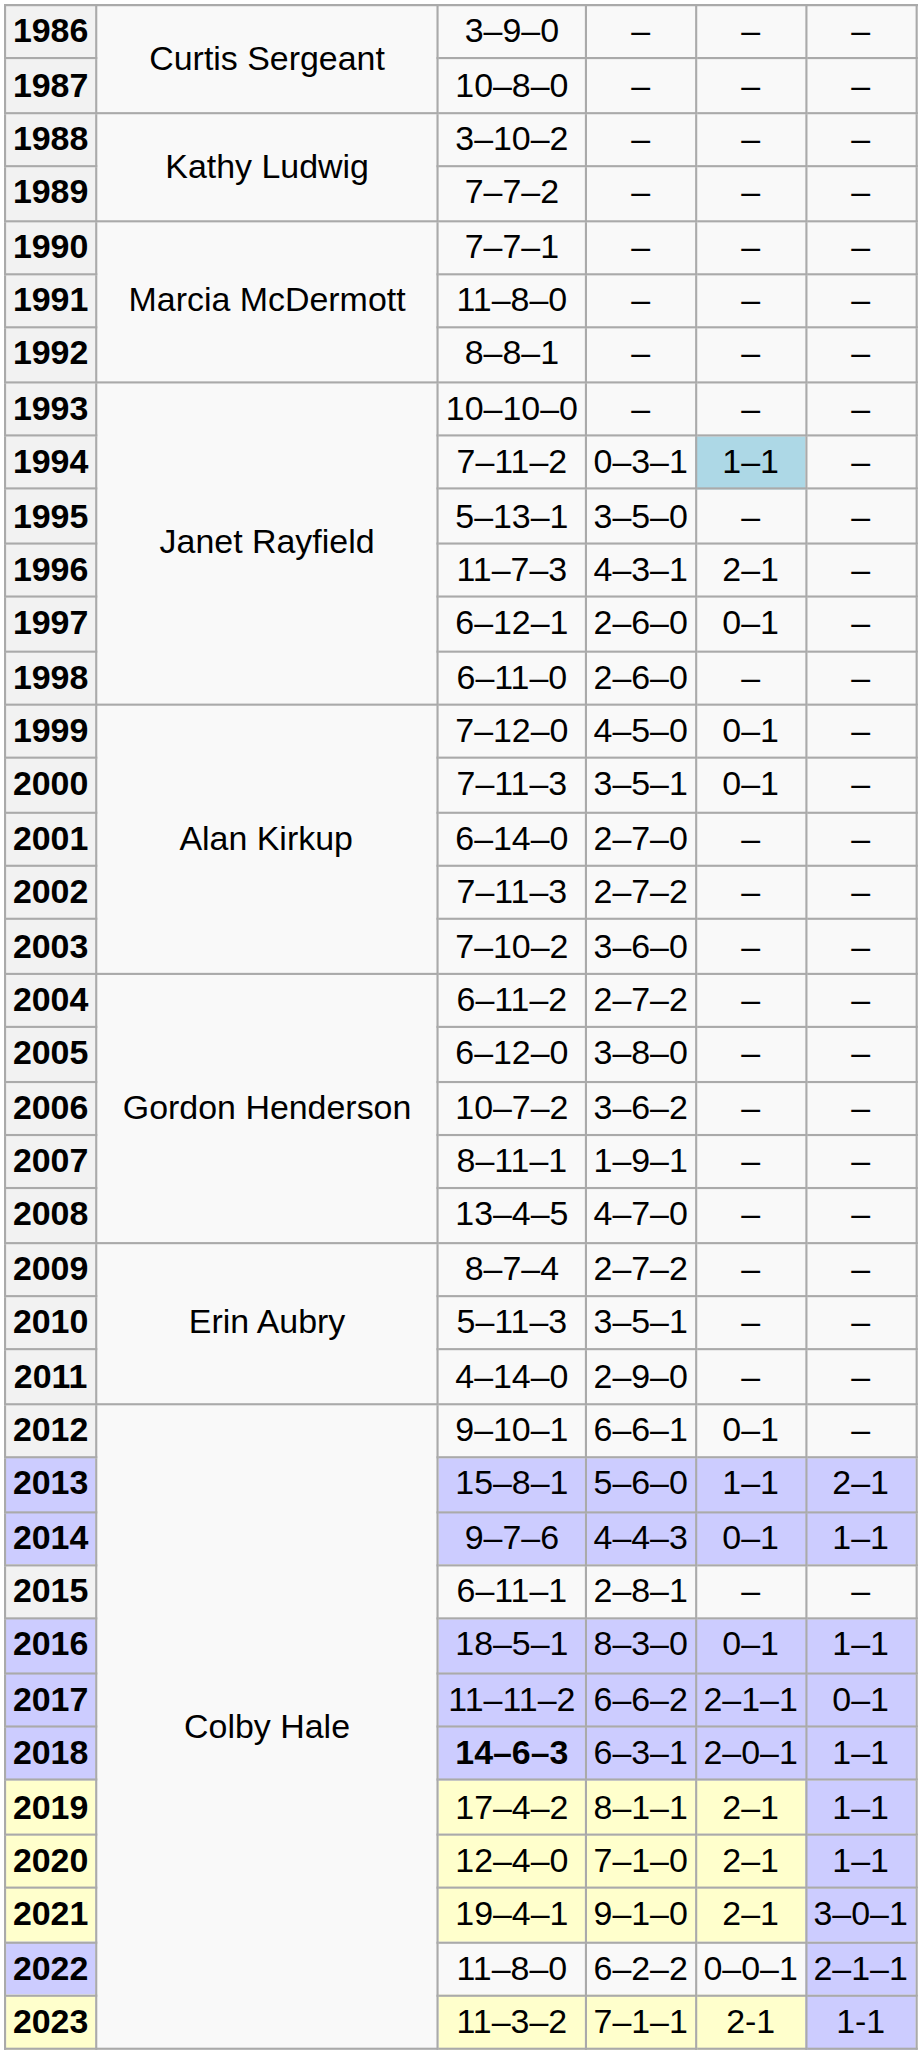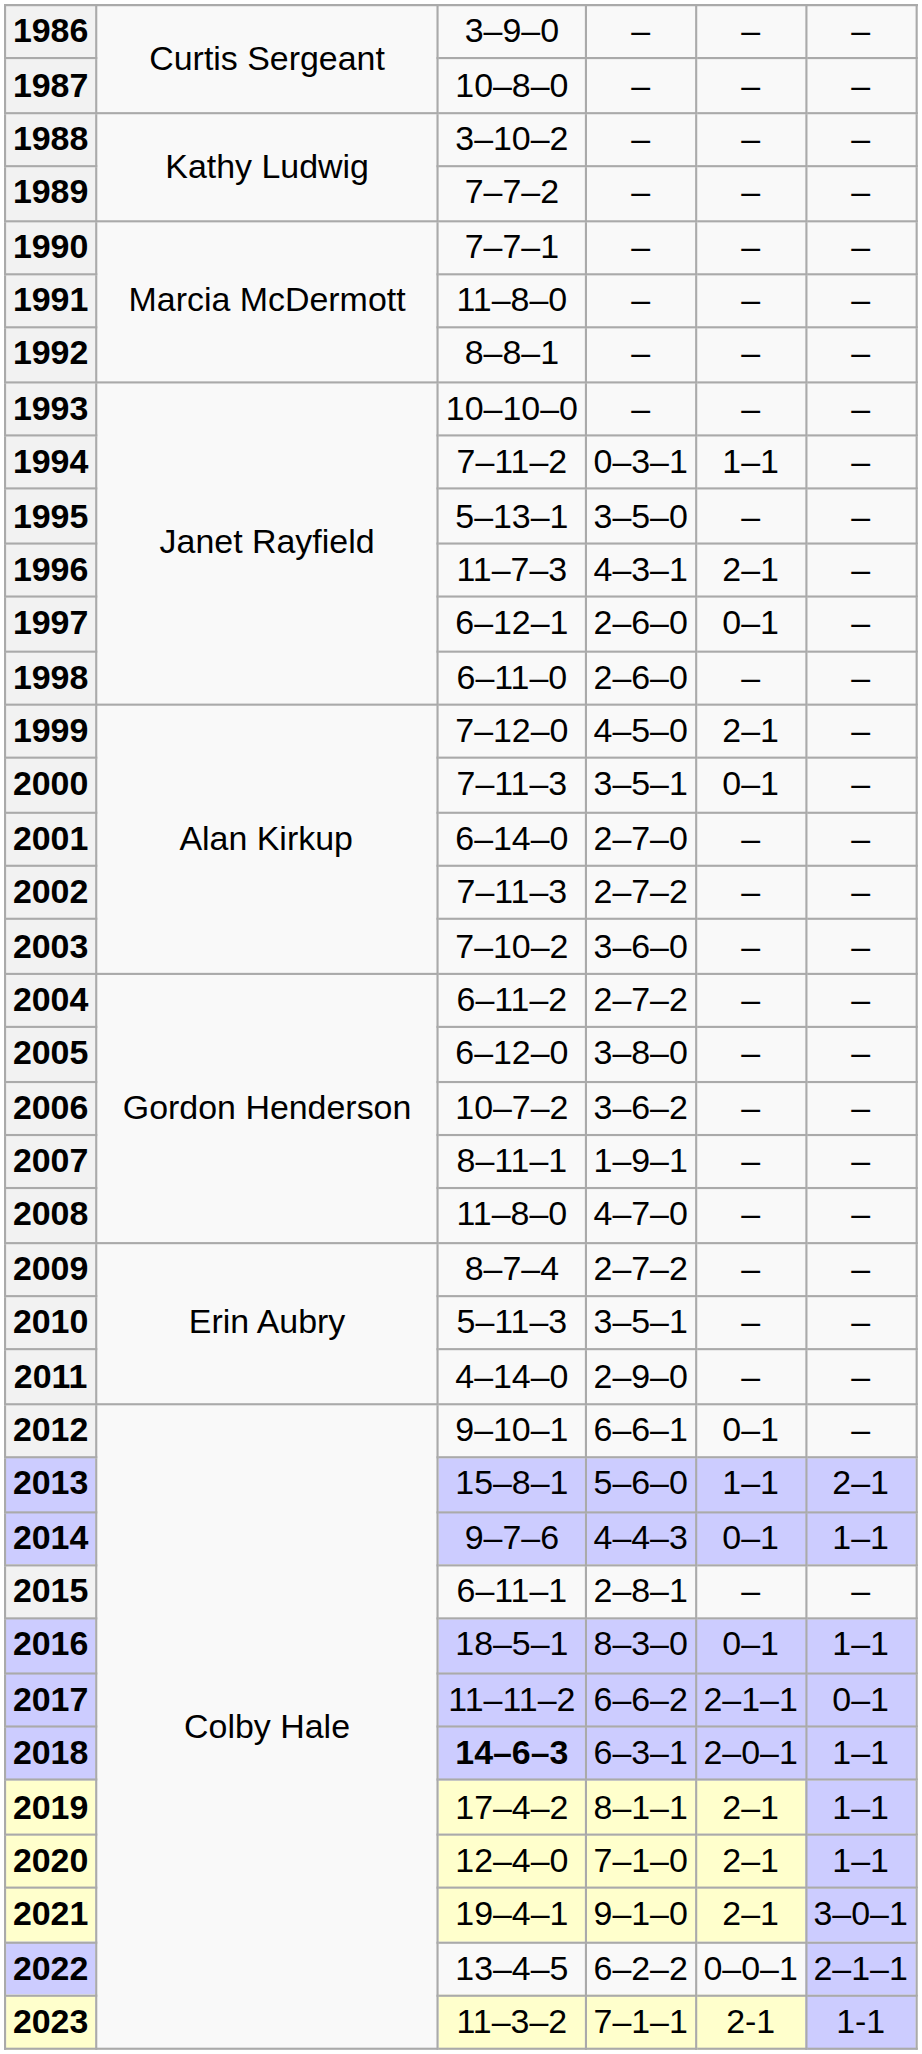(751, 461) lightblue background -> (751, 461) no background
(751, 730) 0–1 -> (751, 730) 2–1
(512, 1214) 13–4–5 -> (512, 1214) 11–8–0
(512, 1968) 11–8–0 -> (512, 1968) 13–4–5
